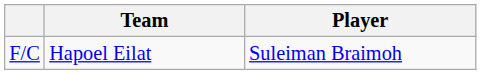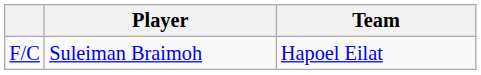columns swapped: (360, 20) <-> (144, 20)
